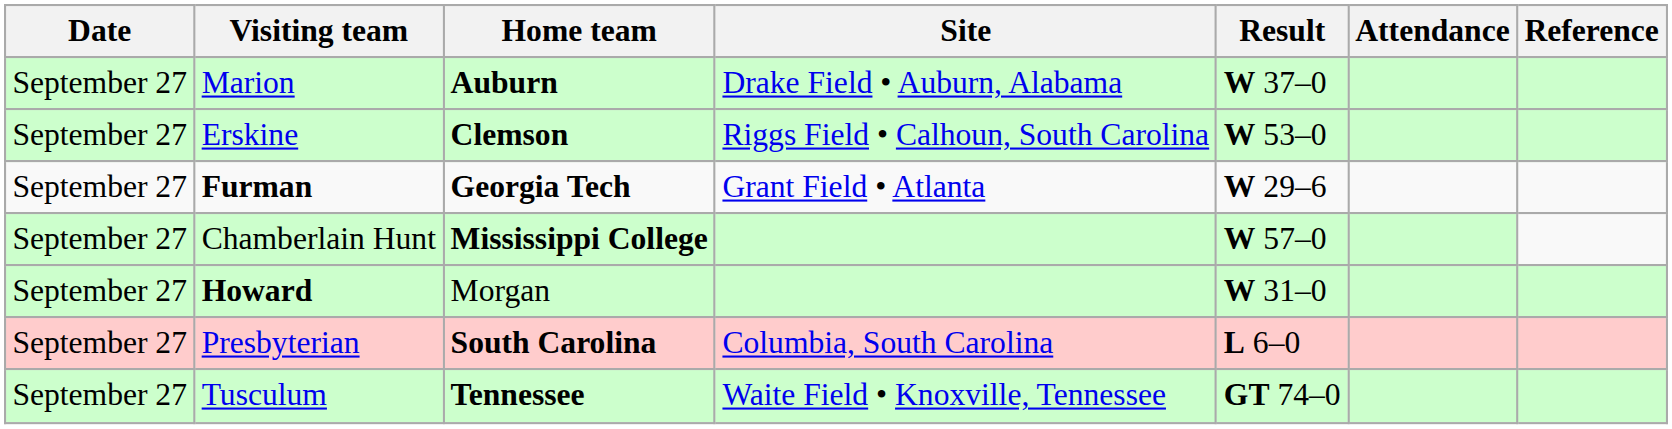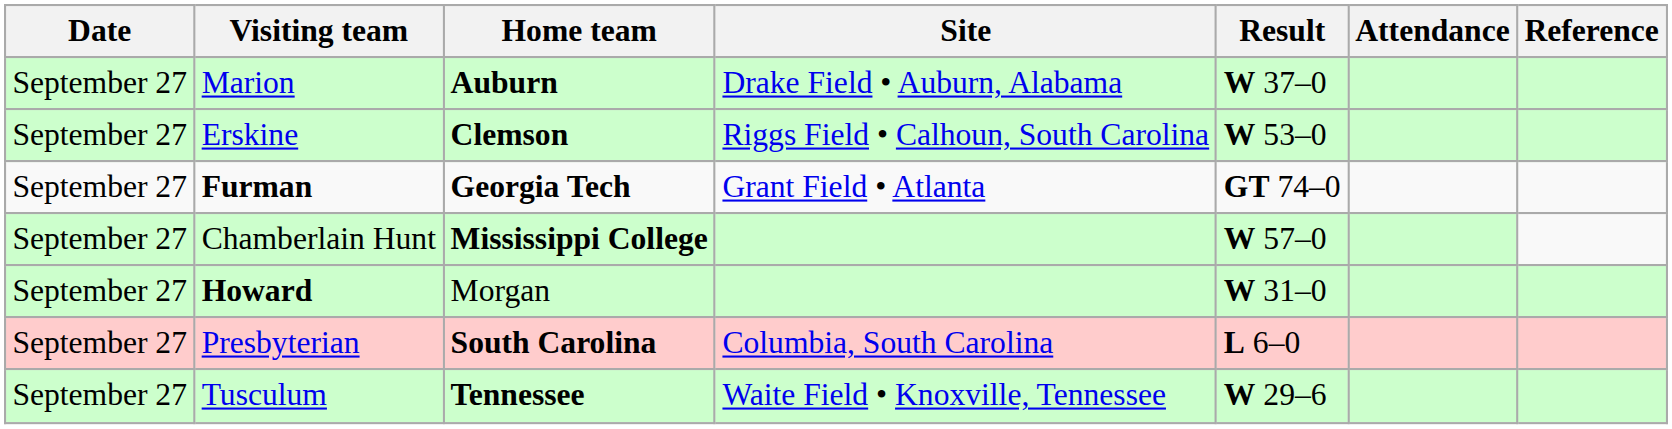(1275, 187) W 29–6 -> (1282, 187) GT 74–0
(1282, 395) GT 74–0 -> (1275, 395) W 29–6
